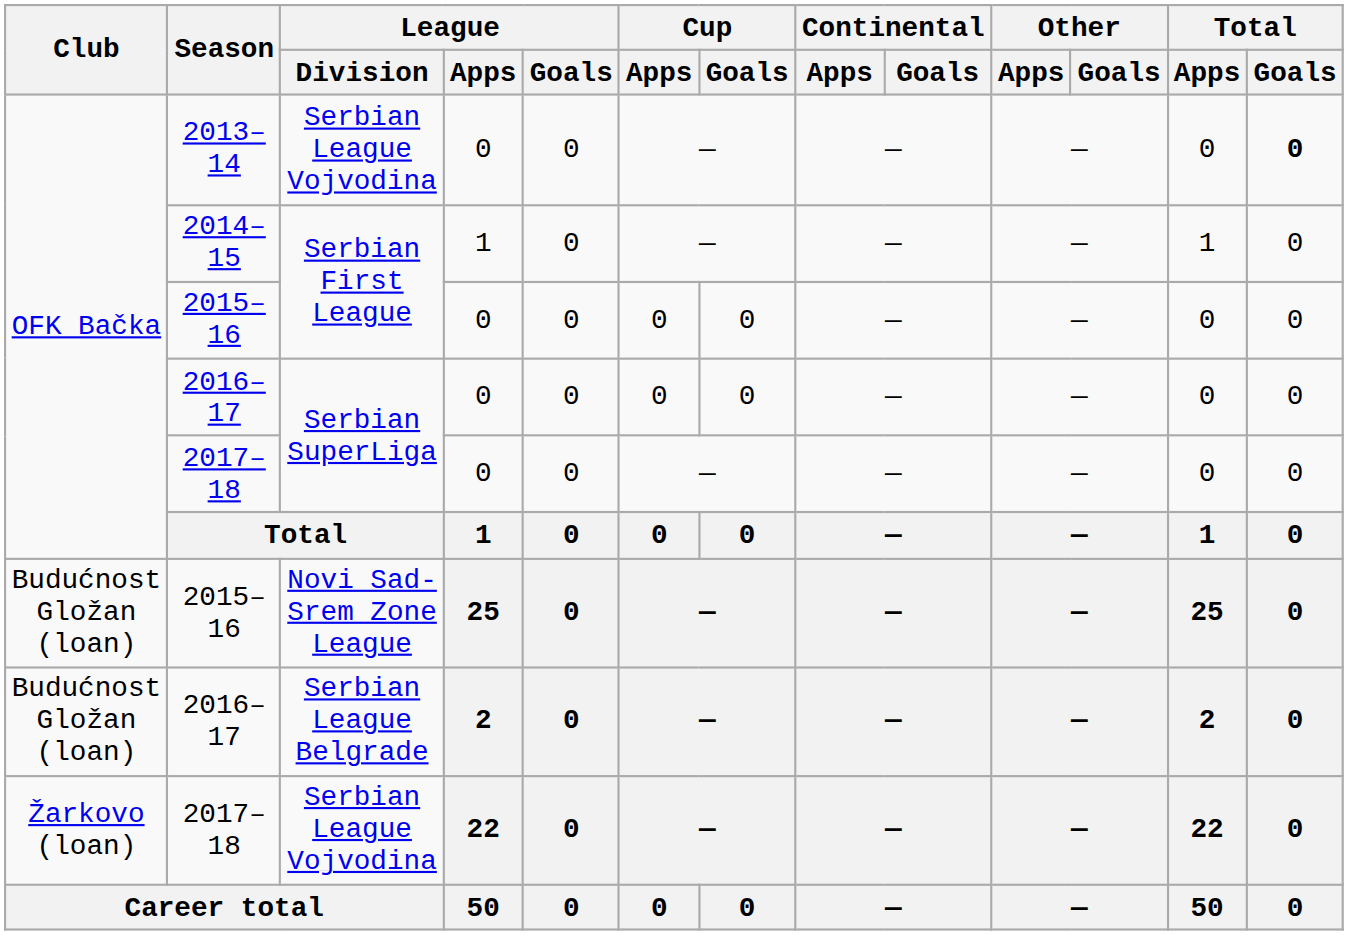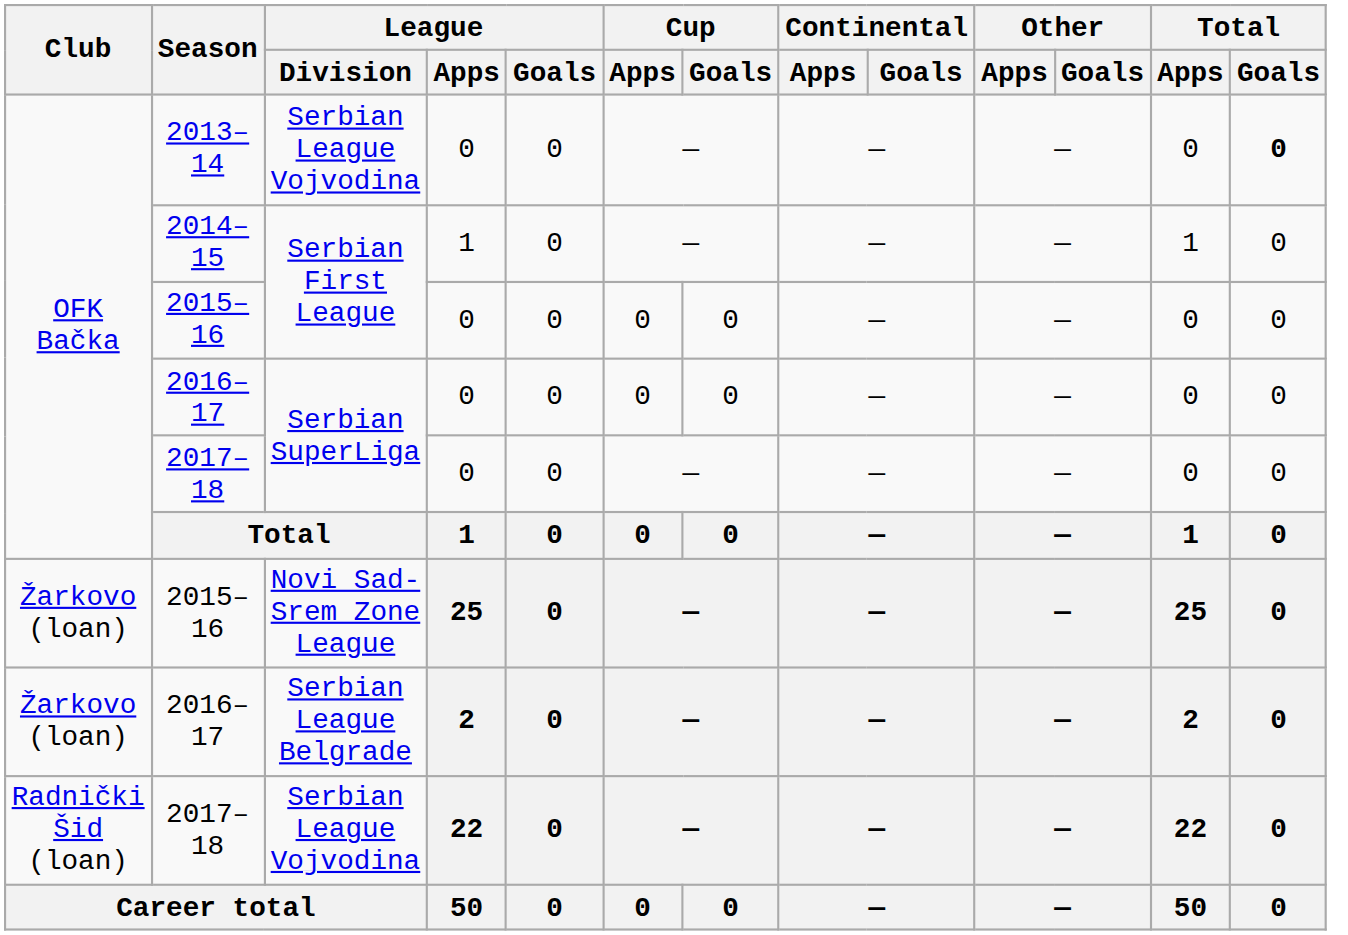(86, 612) Budućnost Gložan (loan) -> (78, 612) Žarkovo (loan)
(86, 721) Budućnost Gložan (loan) -> (78, 721) Žarkovo (loan)
(86, 830) Žarkovo (loan) -> (78, 830) Radnički Šid (loan)
